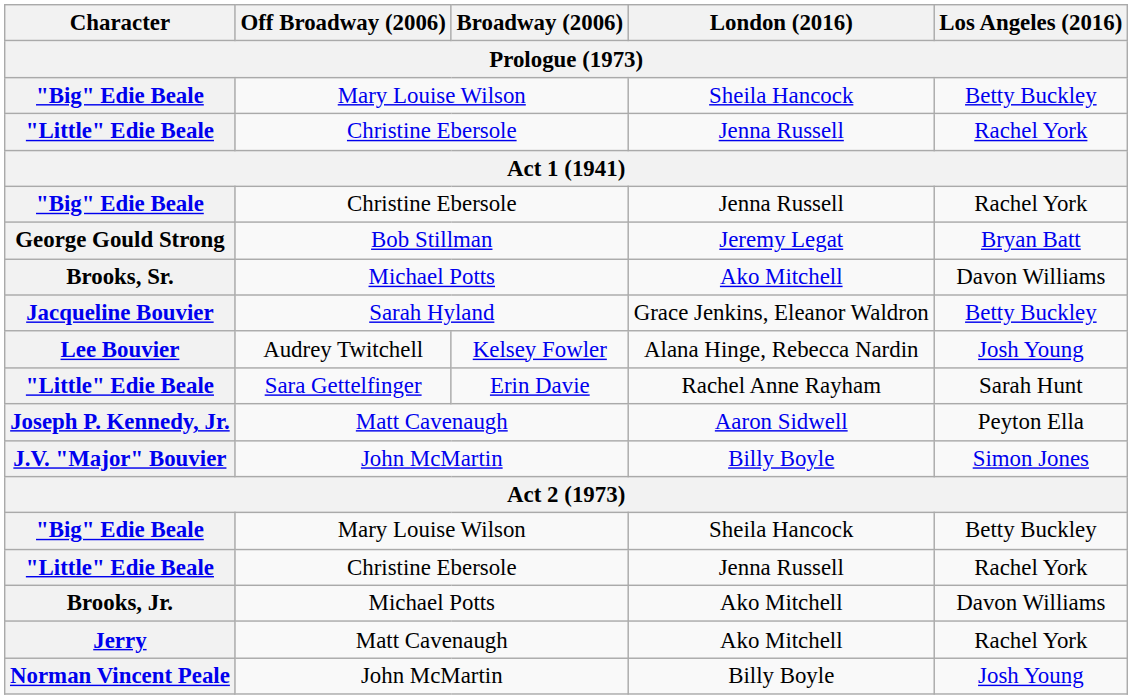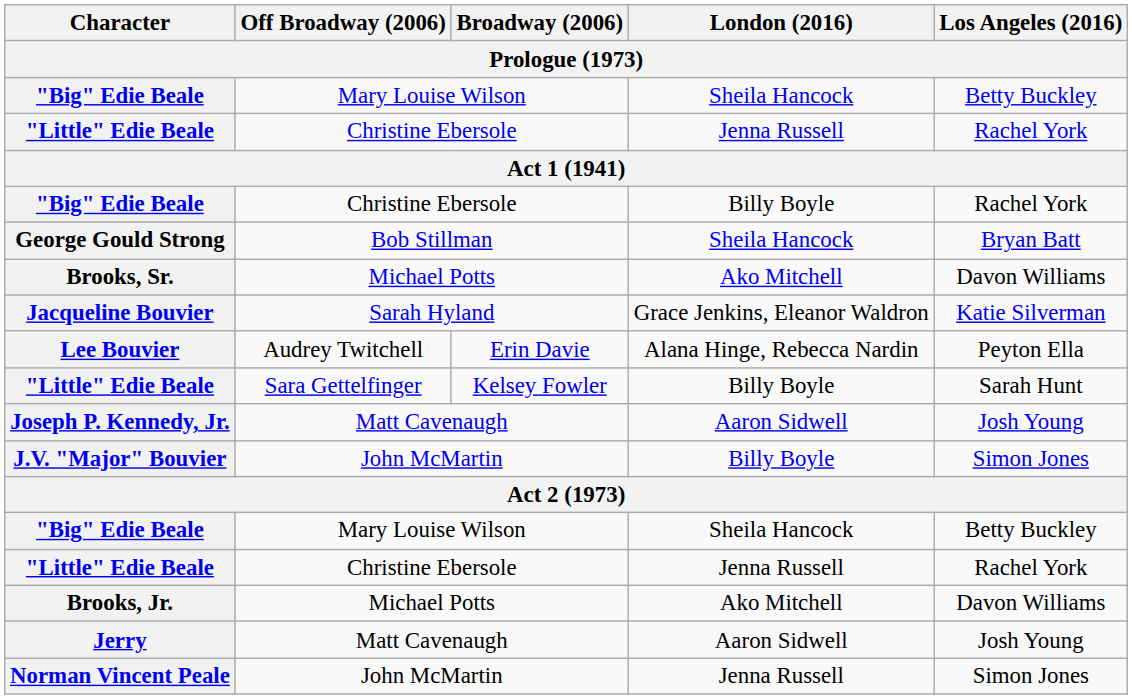(781, 204) Jenna Russell -> (781, 204) Billy Boyle
(781, 240) Jeremy Legat -> (781, 240) Sheila Hancock
(1031, 312) Betty Buckley -> (1031, 312) Katie Silverman
(540, 349) Kelsey Fowler -> (540, 349) Erin Davie
(1031, 349) Josh Young -> (1031, 349) Peyton Ella
(540, 385) Erin Davie -> (540, 385) Kelsey Fowler
(781, 385) Rachel Anne Rayham -> (781, 385) Billy Boyle
(1031, 421) Peyton Ella -> (1031, 421) Josh Young
(781, 639) Ako Mitchell -> (781, 639) Aaron Sidwell
(1031, 639) Rachel York -> (1031, 639) Josh Young
(781, 675) Billy Boyle -> (781, 675) Jenna Russell
(1031, 675) Josh Young -> (1031, 675) Simon Jones
